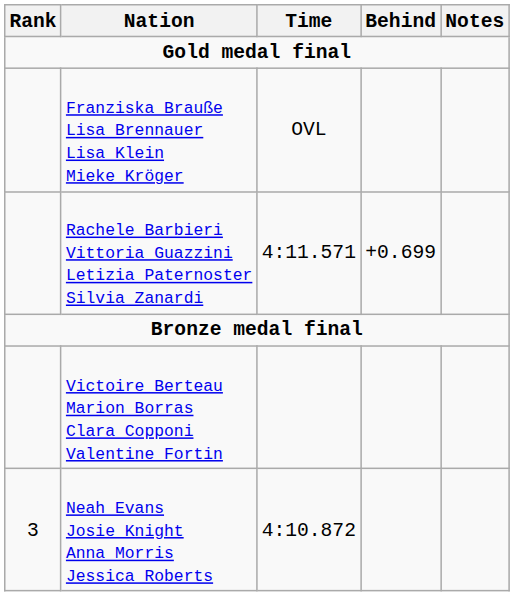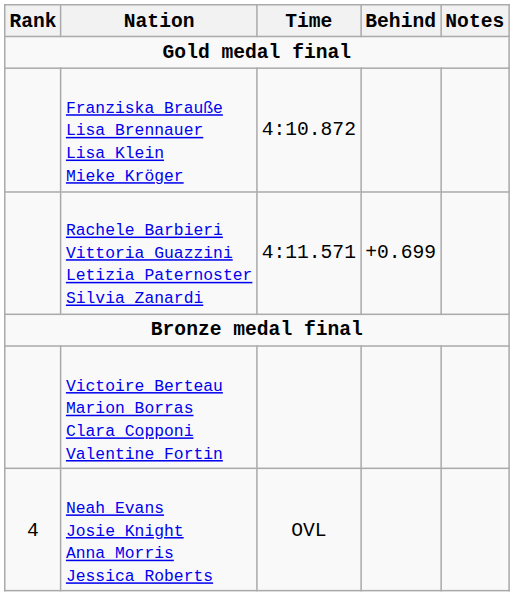(309, 130) OVL -> (309, 130) 4:10.872
(33, 530) 3 -> (33, 530) 4
(309, 530) 4:10.872 -> (309, 530) OVL
